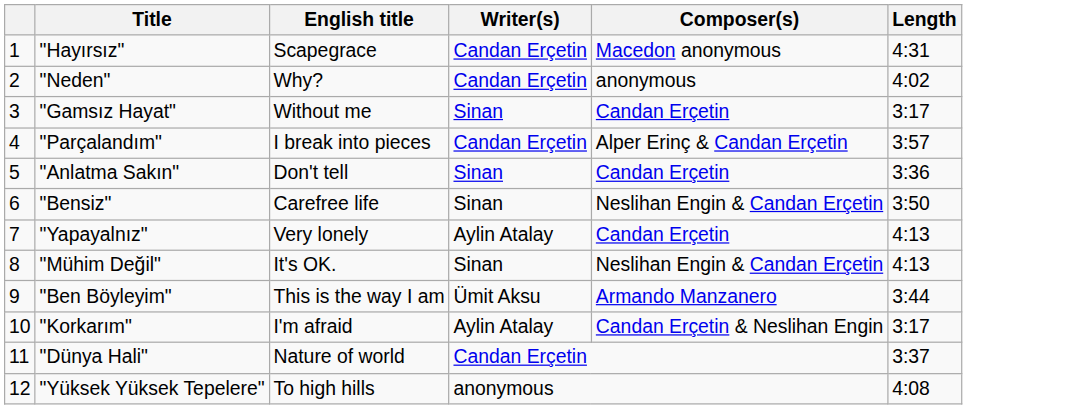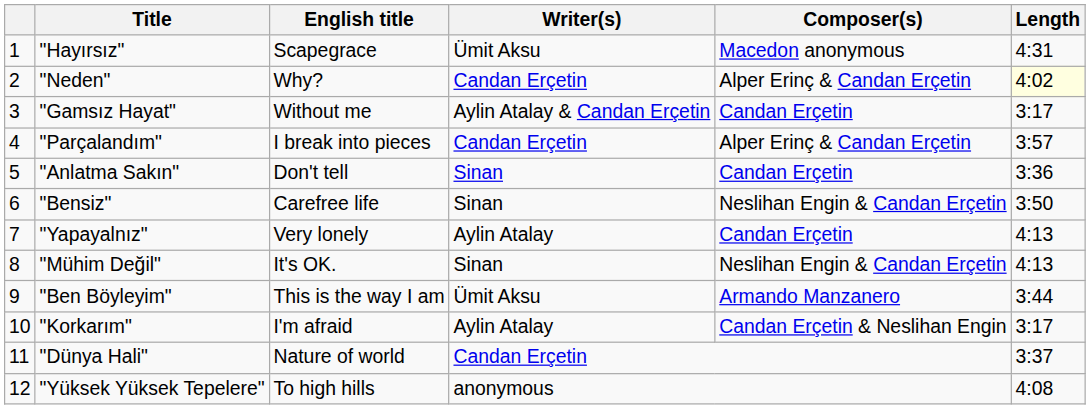(520, 50) Candan Erçetin -> (497, 50) Ümit Aksu
(646, 81) anonymous -> (845, 81) Alper Erinç & Candan Erçetin
(911, 81) no background -> (1034, 81) lightyellow background
(478, 111) Sinan -> (582, 111) Aylin Atalay & Candan Erçetin
